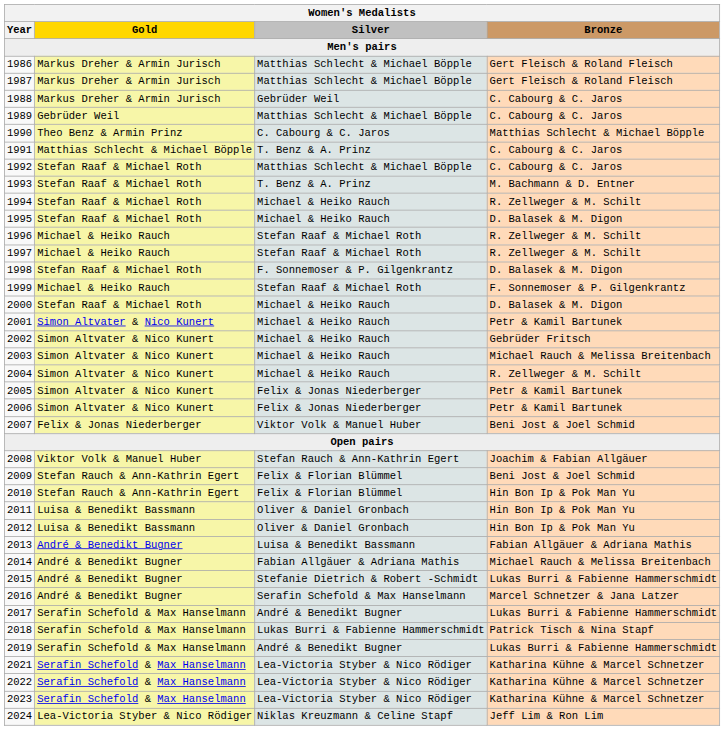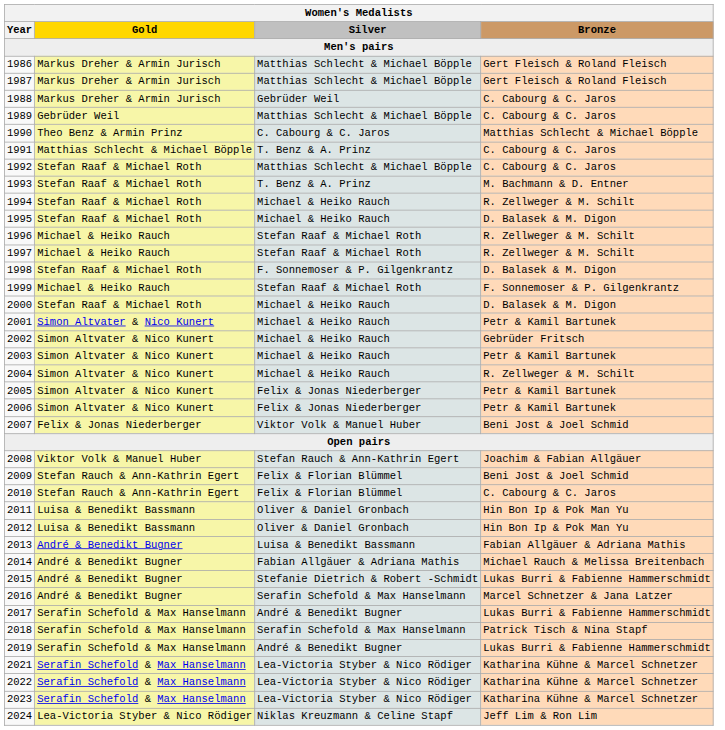(600, 356) Michael Rauch & Melissa Breitenbach -> (550, 356) Petr & Kamil Bartunek
(562, 494) Hin Bon Ip & Pok Man Yu -> (550, 494) C. Cabourg & C. Jaros
(371, 631) Lukas Burri & Fabienne Hammerschmidt -> (361, 631) Serafin Schefold & Max Hanselmann
